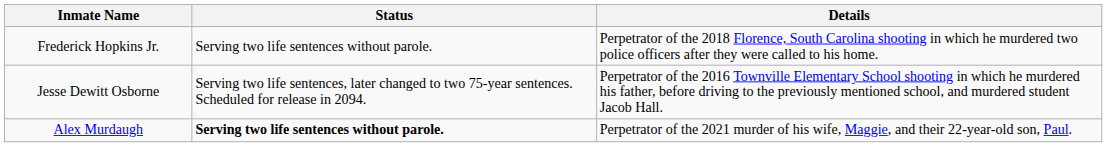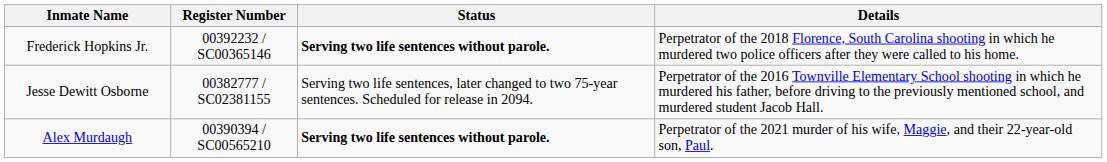+ column: (234, 15)
(314, 45) normal -> (425, 45) bold
